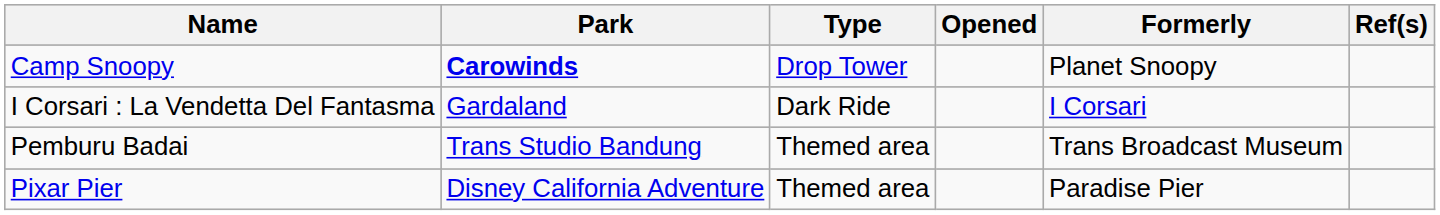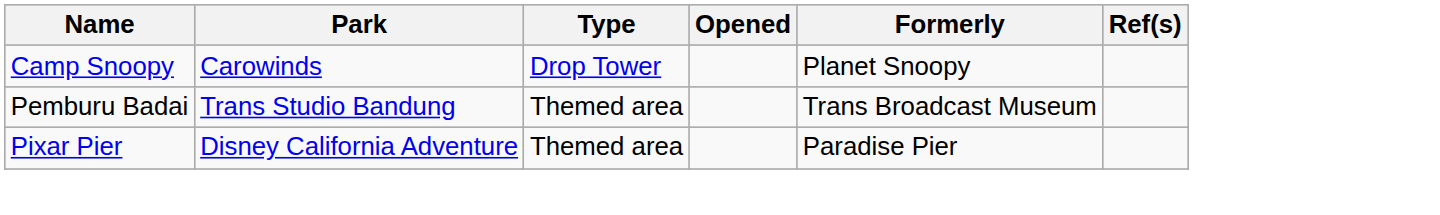(512, 65) bold -> (261, 65) normal
- row: (223, 106)
